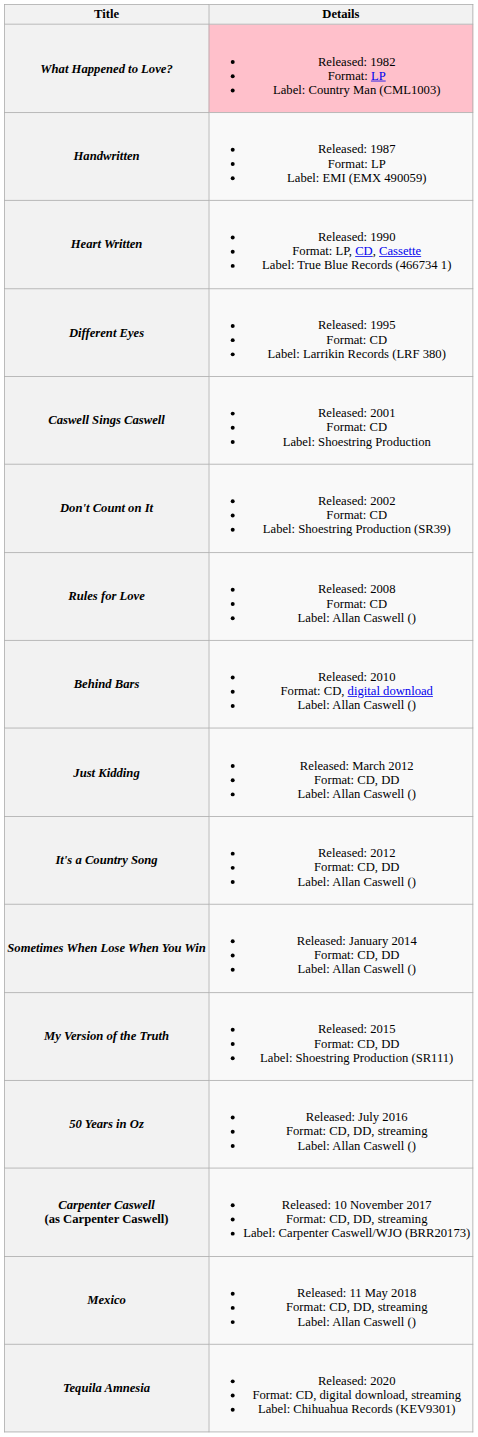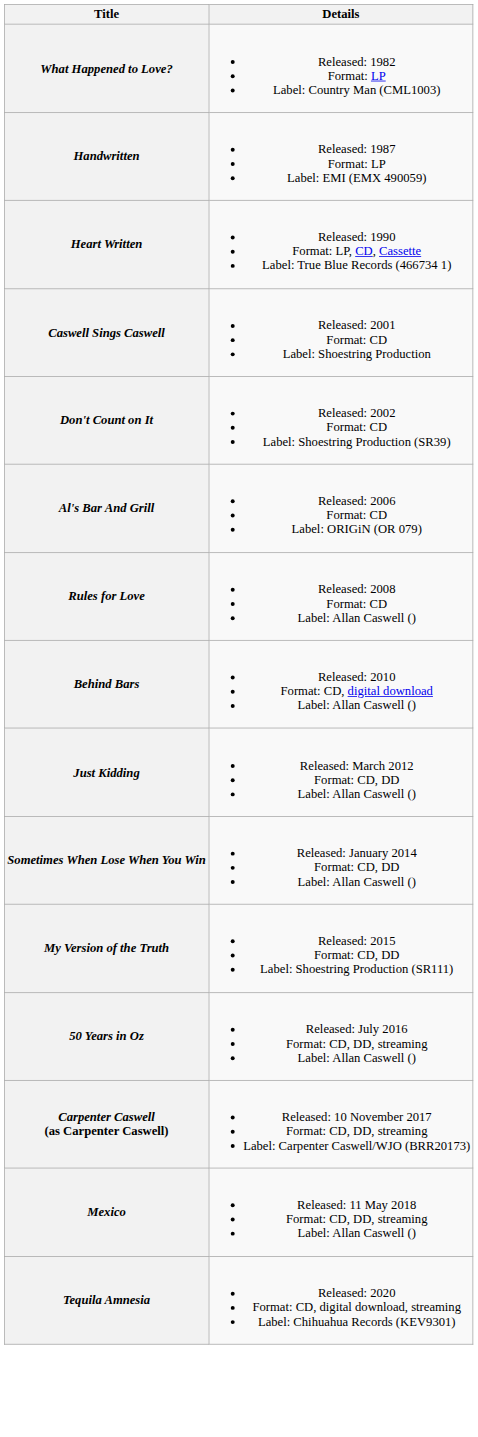(341, 76) pink background -> (341, 76) no background
- row: (107, 332)
+ row: (107, 508)
- row: (107, 860)
